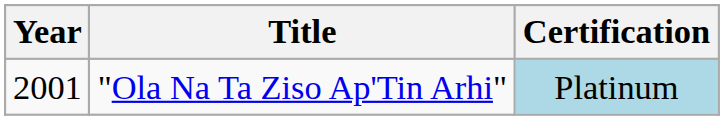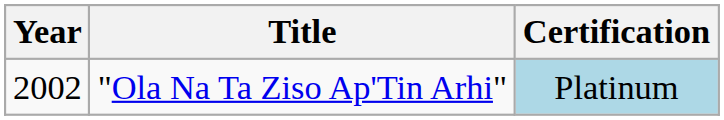(47, 86) 2001 -> (47, 86) 2002
